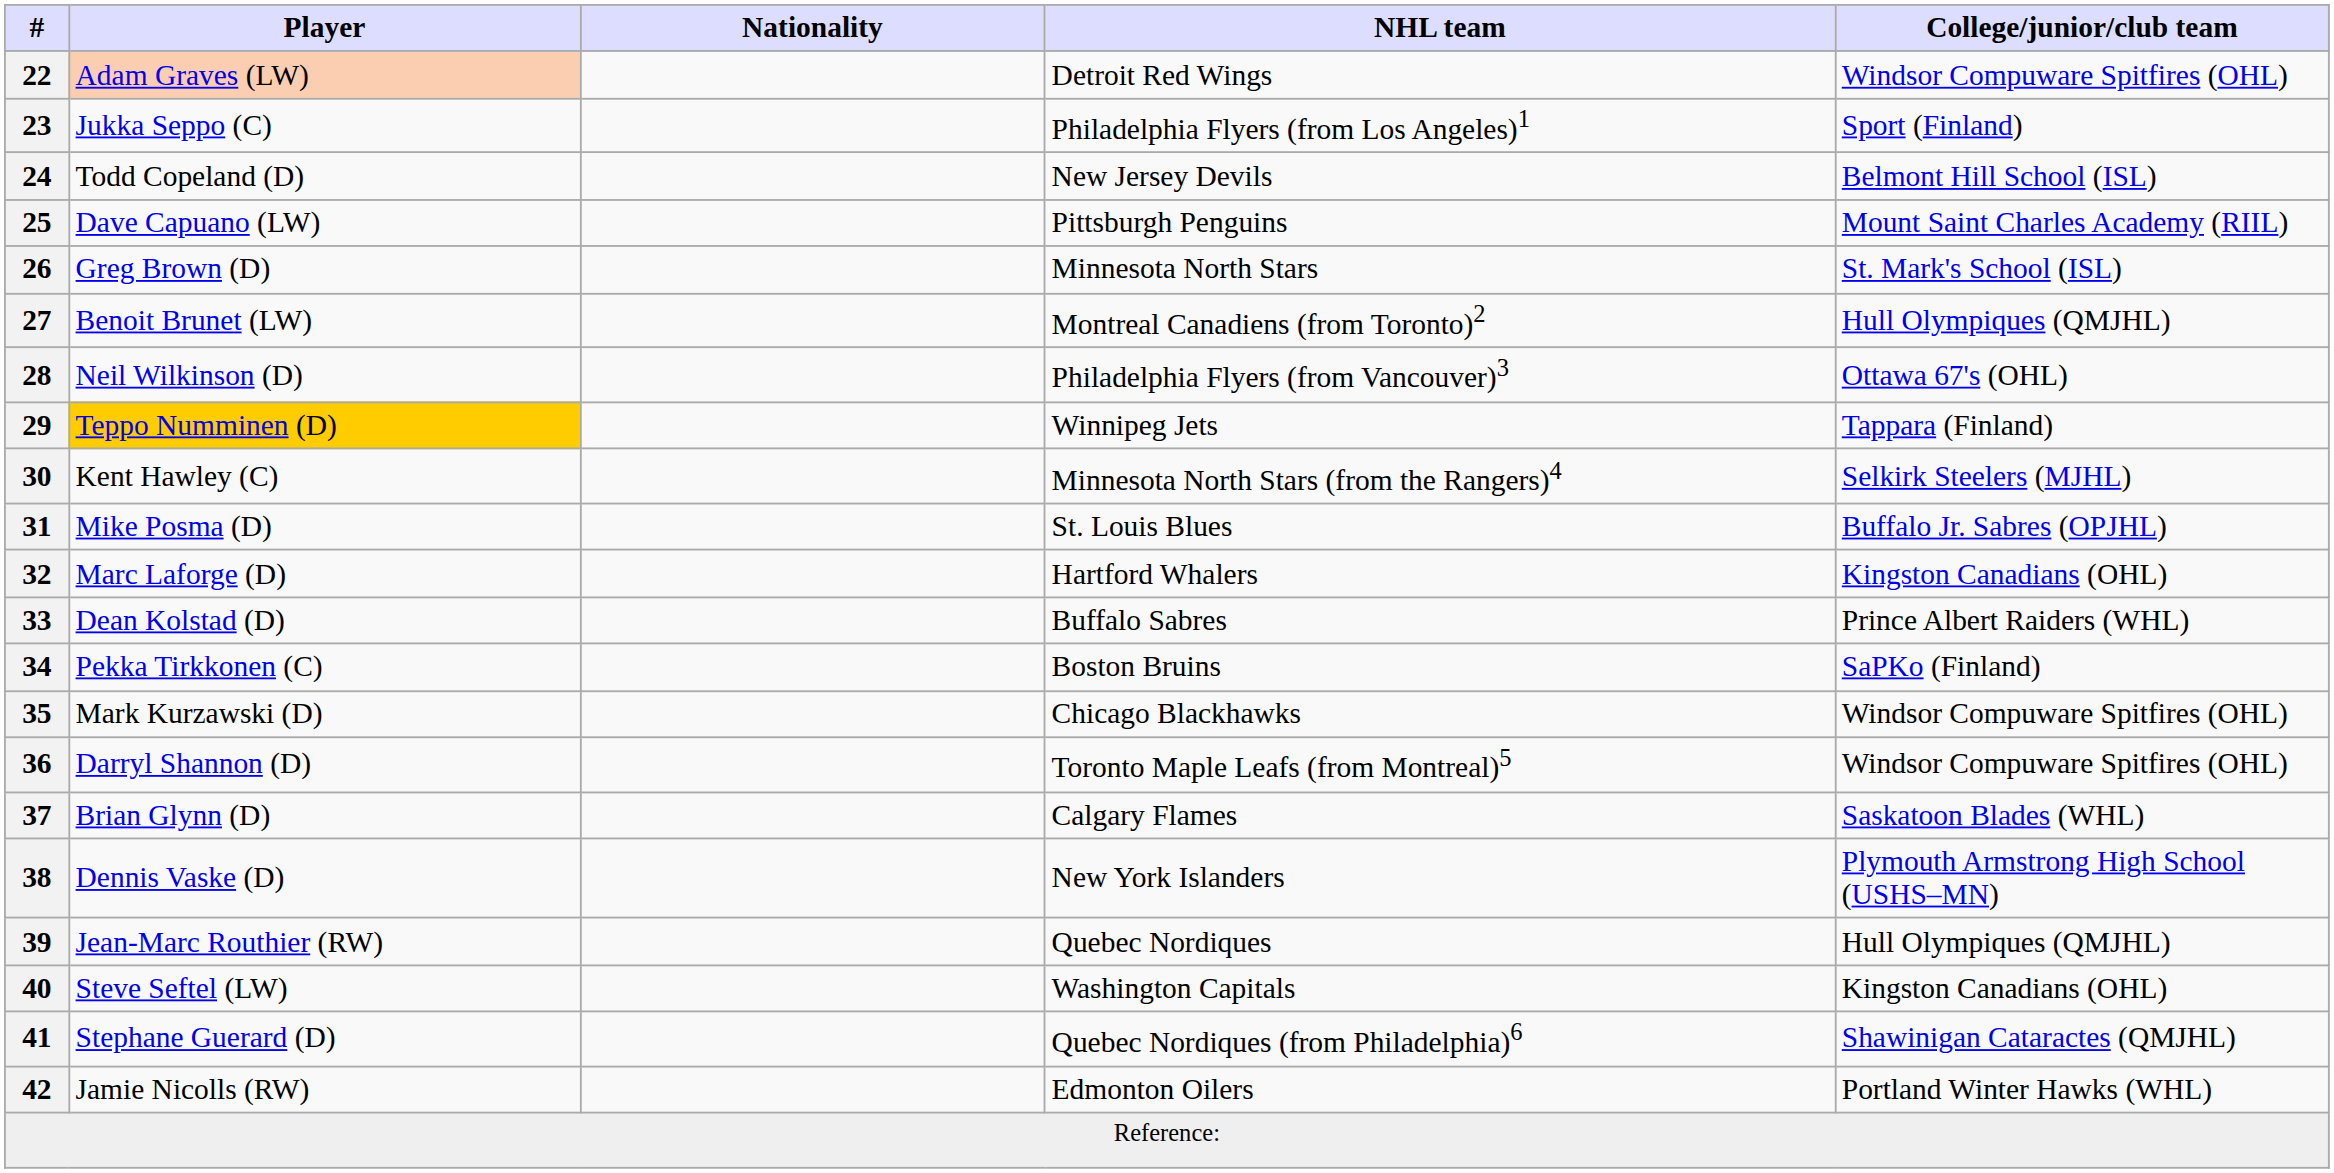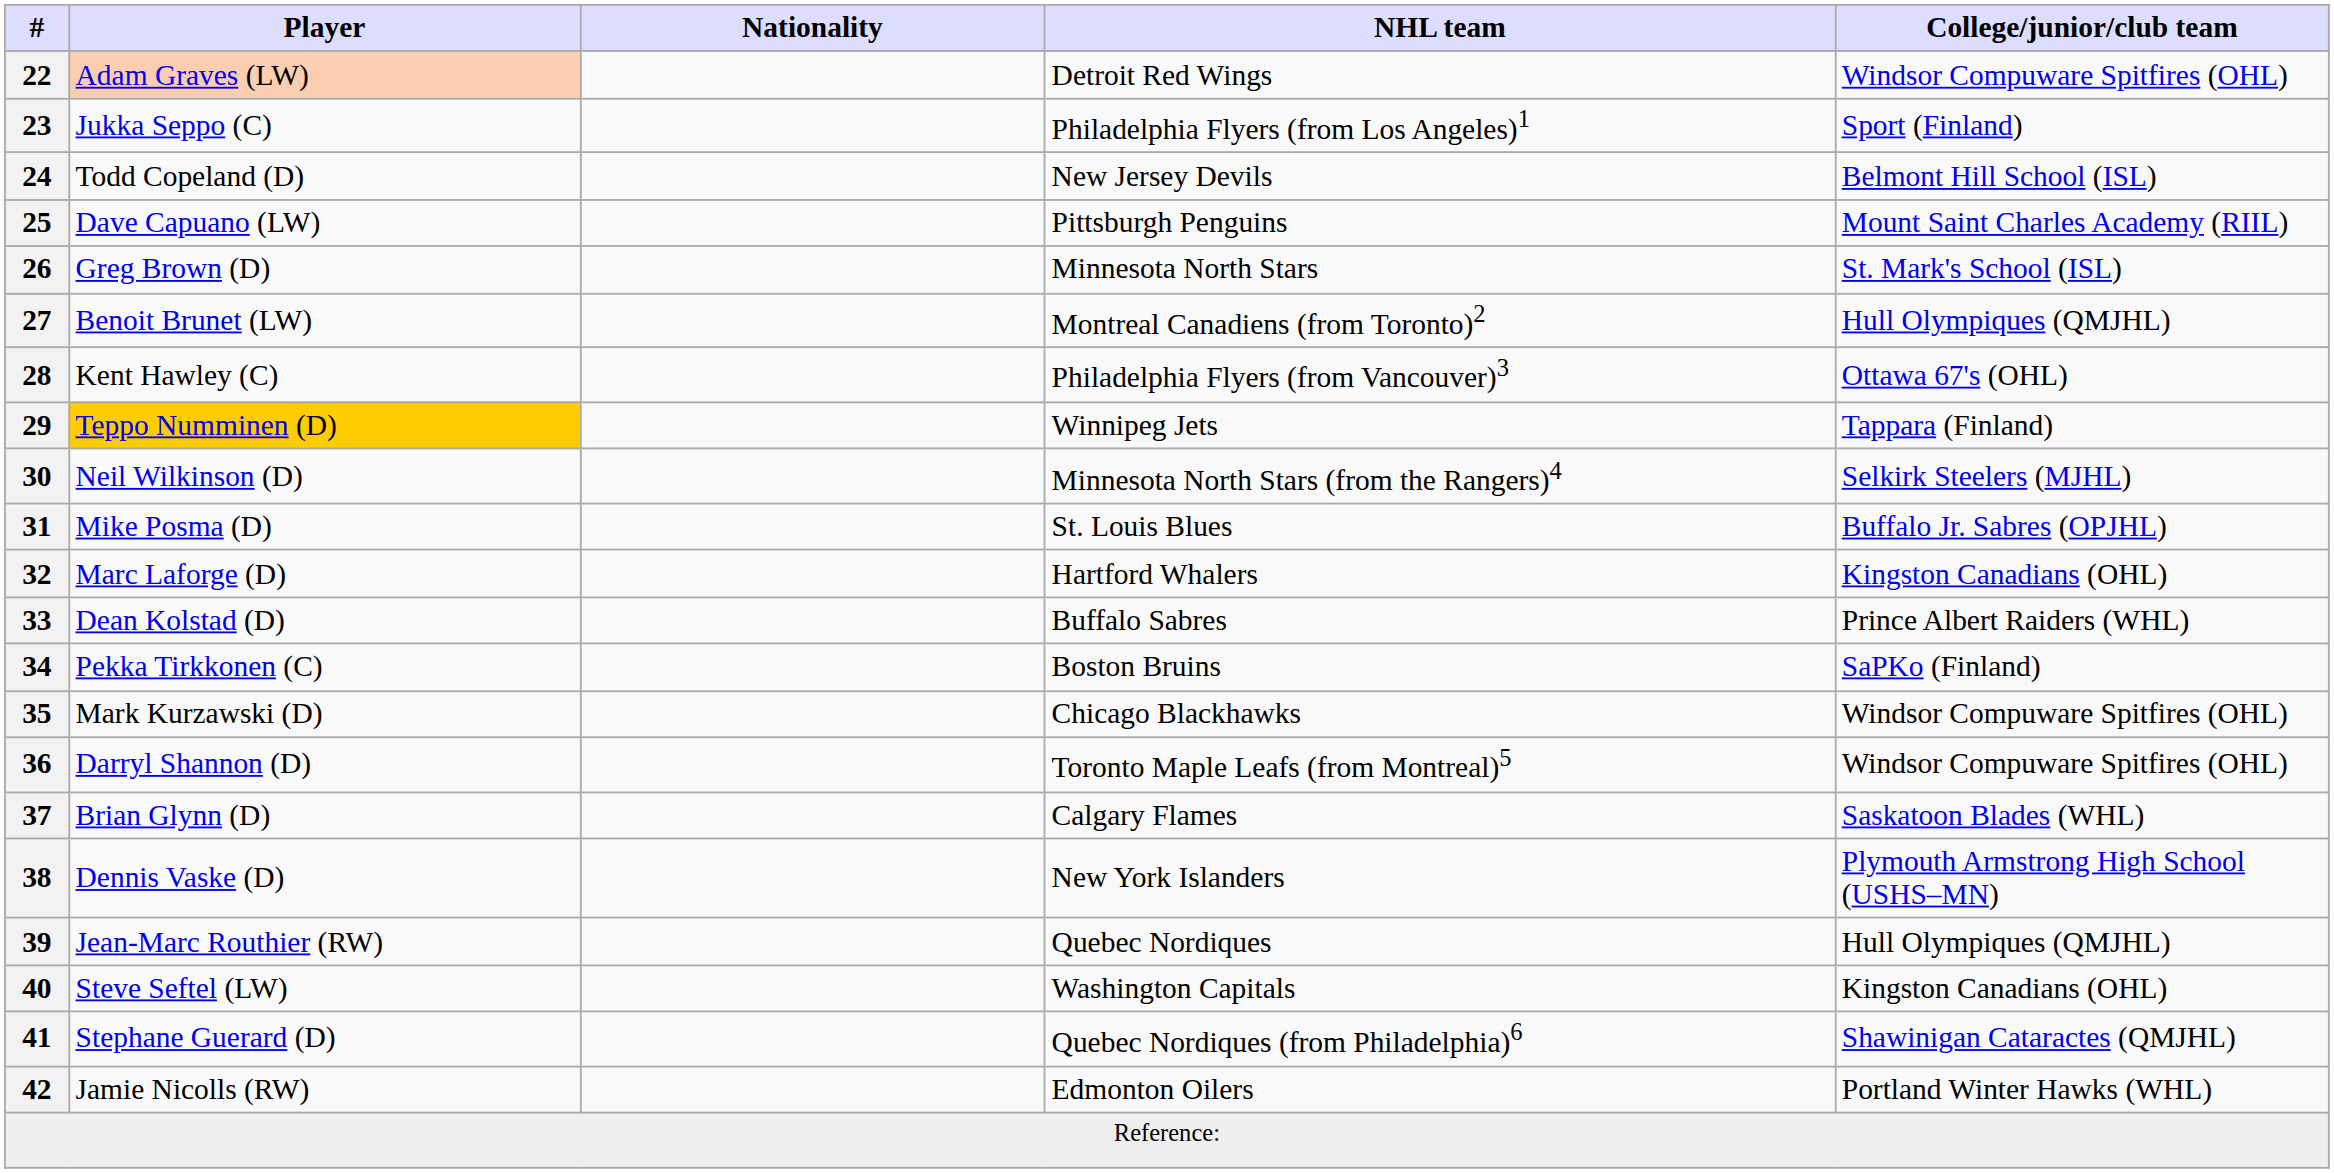(189, 374) Neil Wilkinson (D) -> (177, 374) Kent Hawley (C)
(177, 475) Kent Hawley (C) -> (189, 475) Neil Wilkinson (D)
